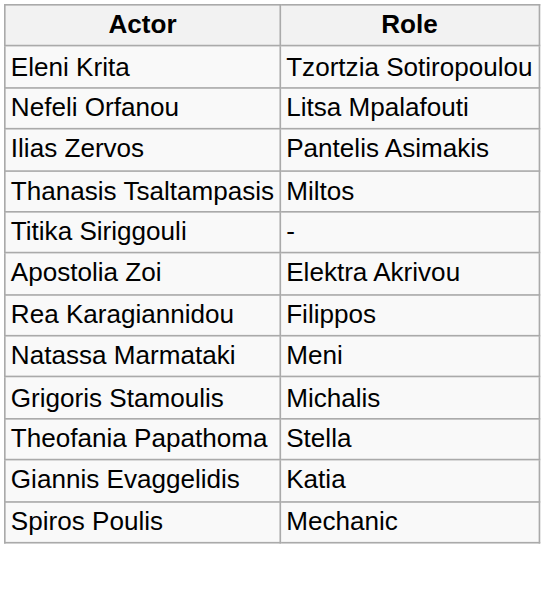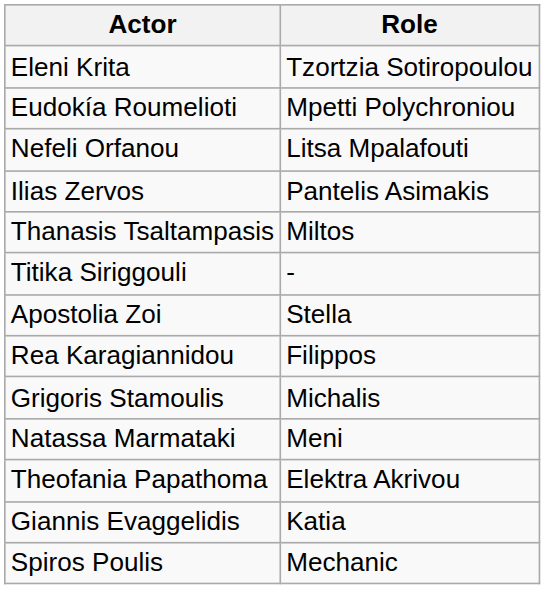+ row: (124, 107)
(373, 273) Elektra Akrivou -> (319, 314) Stella
rows swapped: (117, 397) <-> (123, 356)
(319, 438) Stella -> (373, 480) Elektra Akrivou
